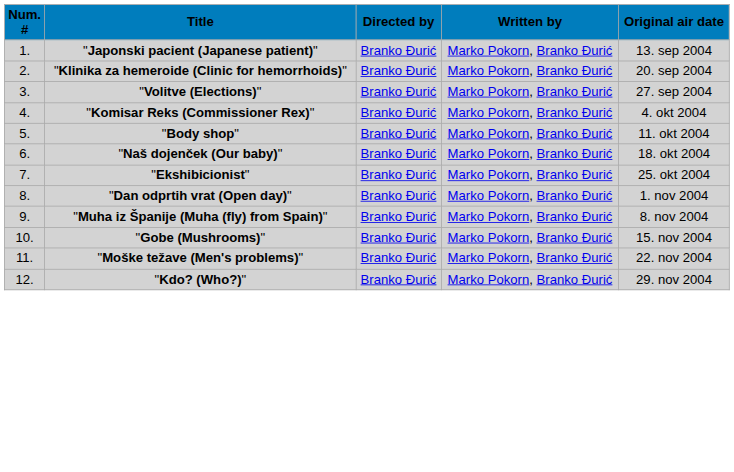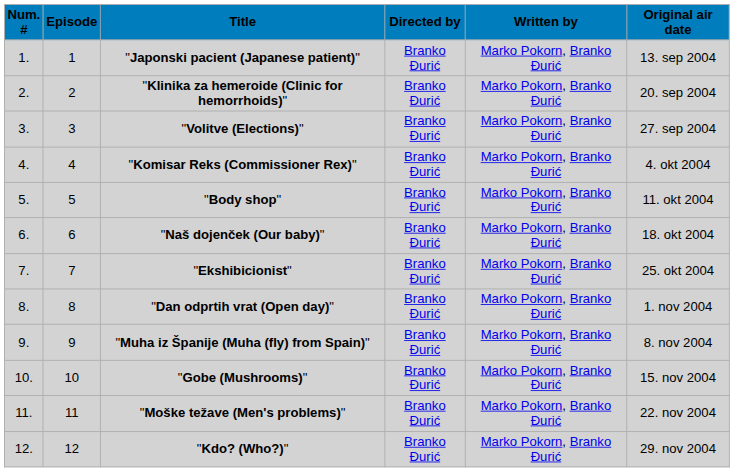+ column: (72, 22)
